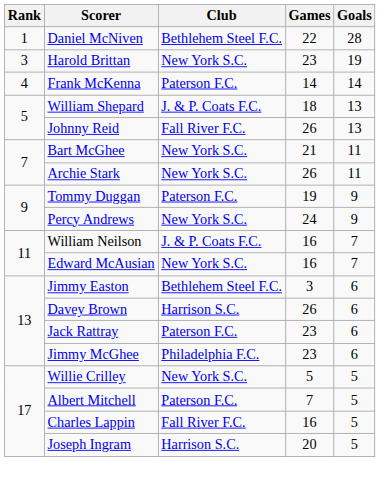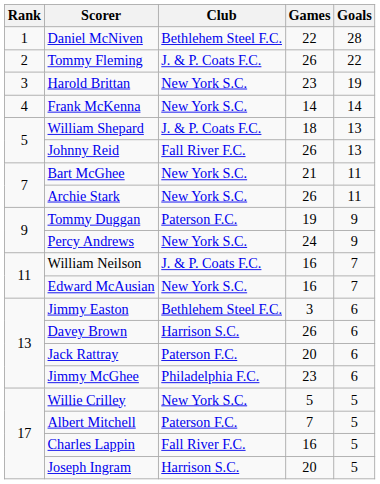+ row: (95, 60)
(199, 83) Paterson F.C. -> (204, 106) New York S.C.
(309, 331) 23 -> (309, 354) 20
